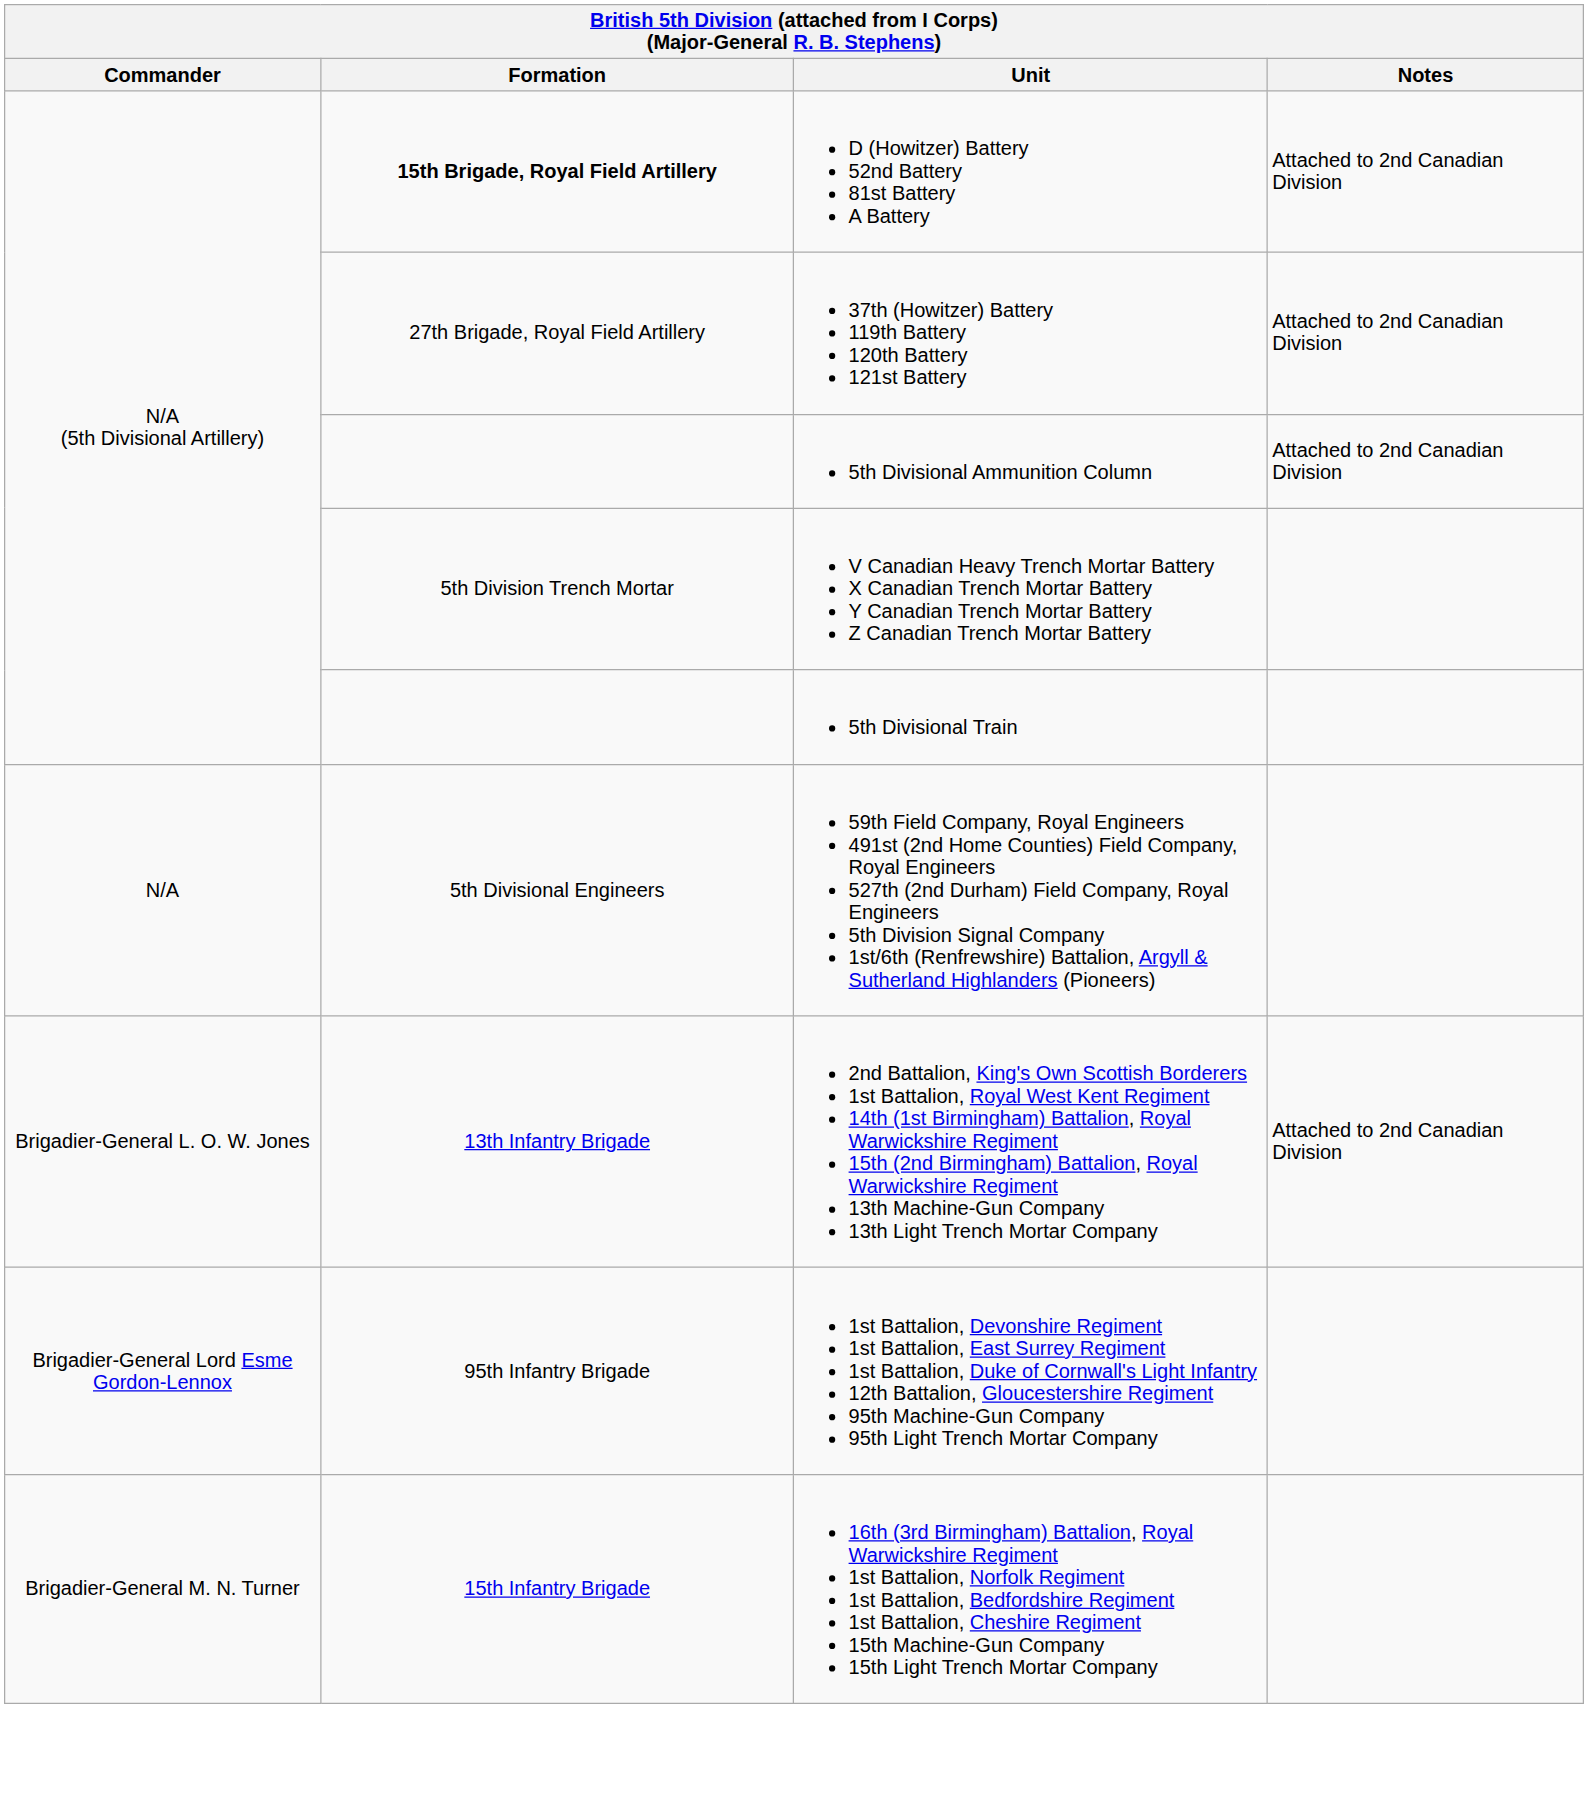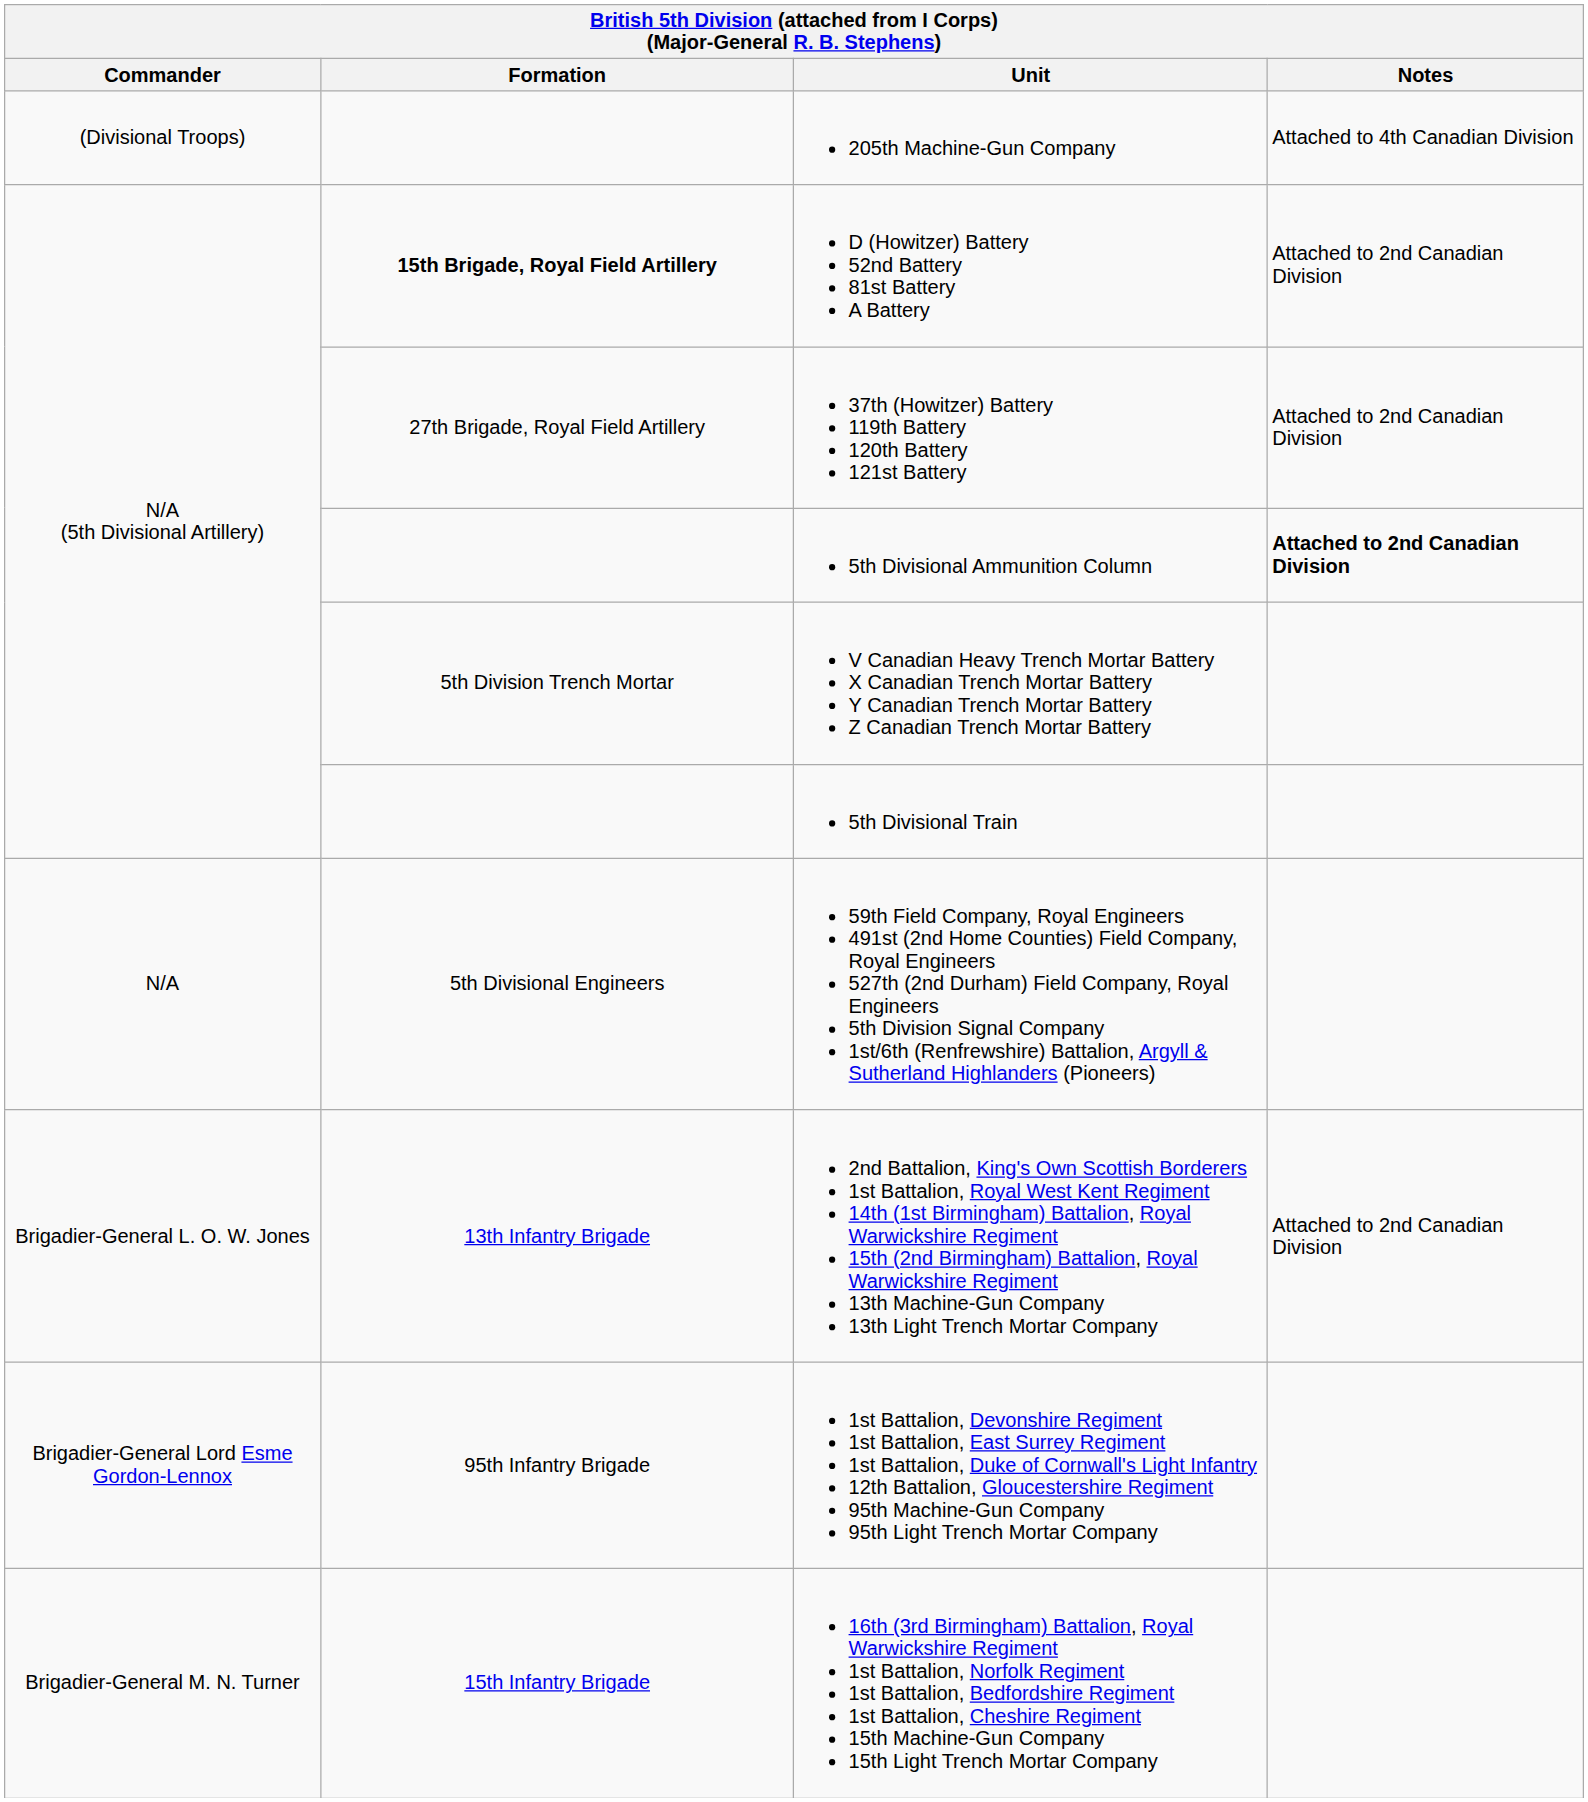+ row: (1031, 149)
(1388, 460) normal -> (1396, 555) bold
